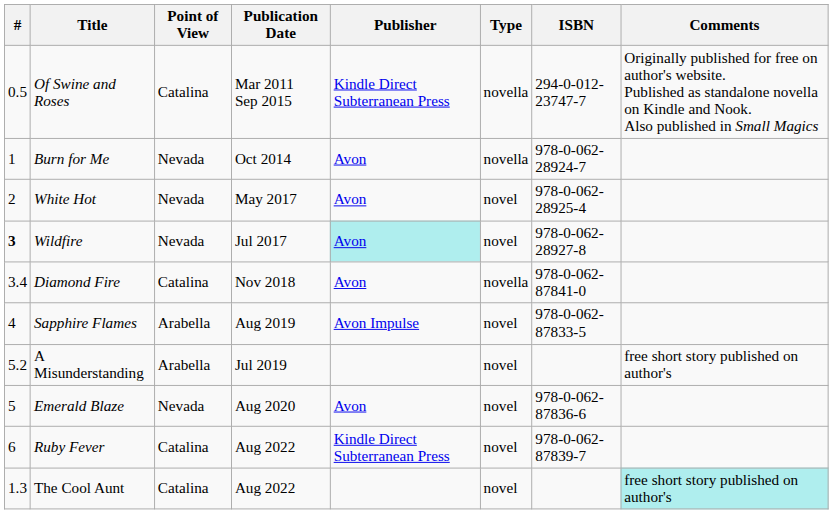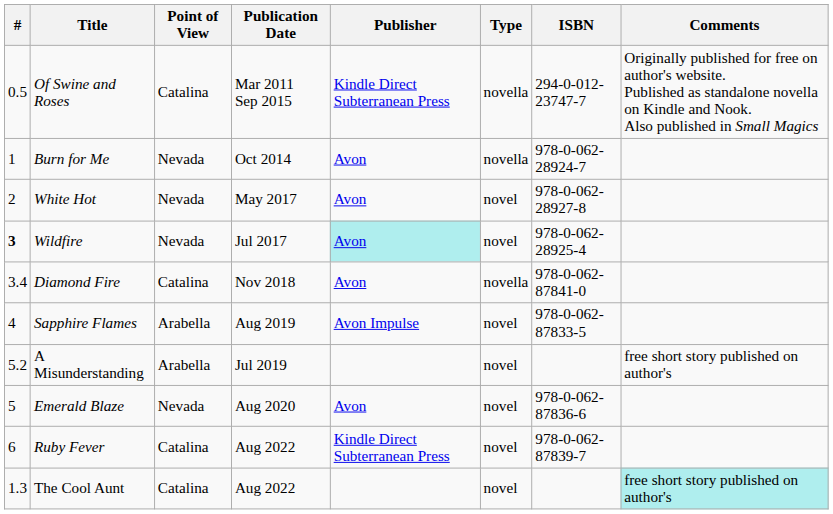(570, 200) 978-0-062-28925-4 -> (570, 200) 978-0-062-28927-8
(570, 241) 978-0-062-28927-8 -> (570, 241) 978-0-062-28925-4
